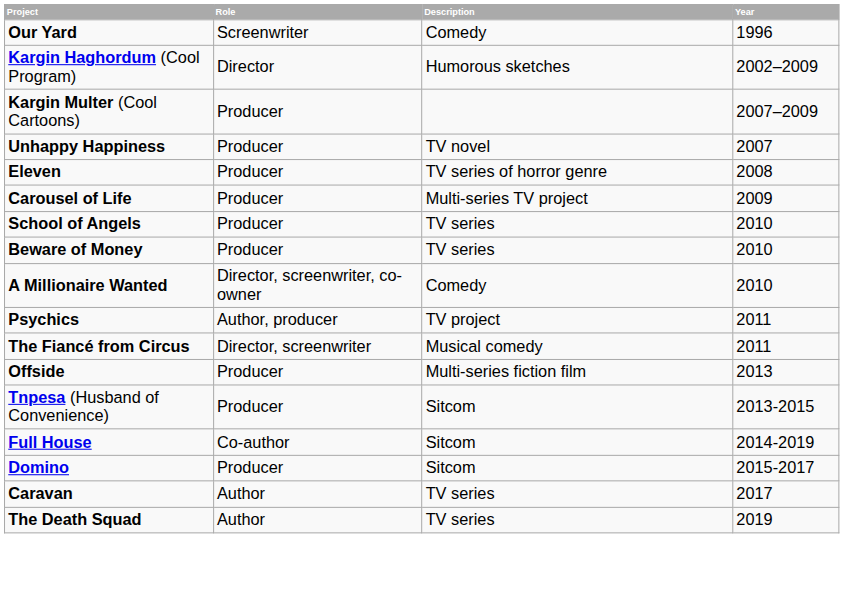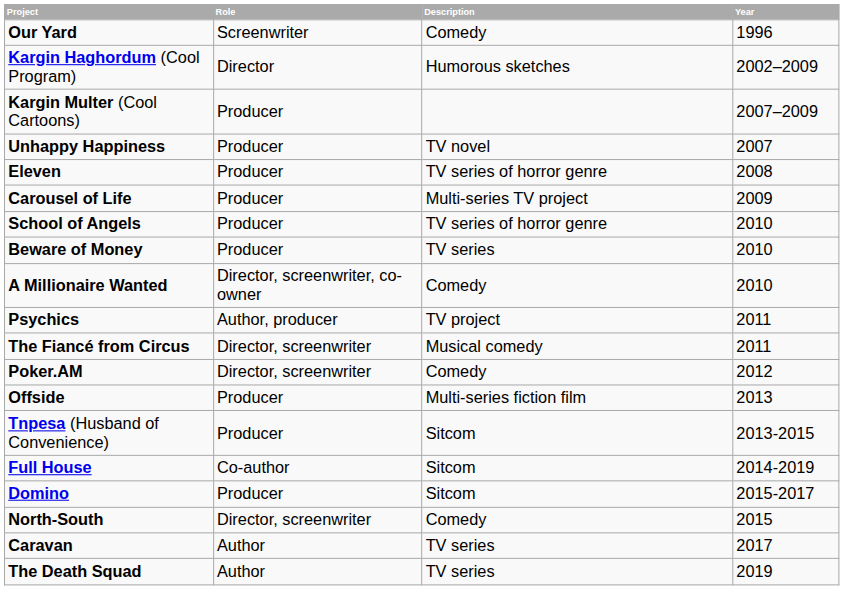(460, 224) TV series -> (516, 224) TV series of horror genre
+ row: (45, 372)
+ row: (56, 519)
